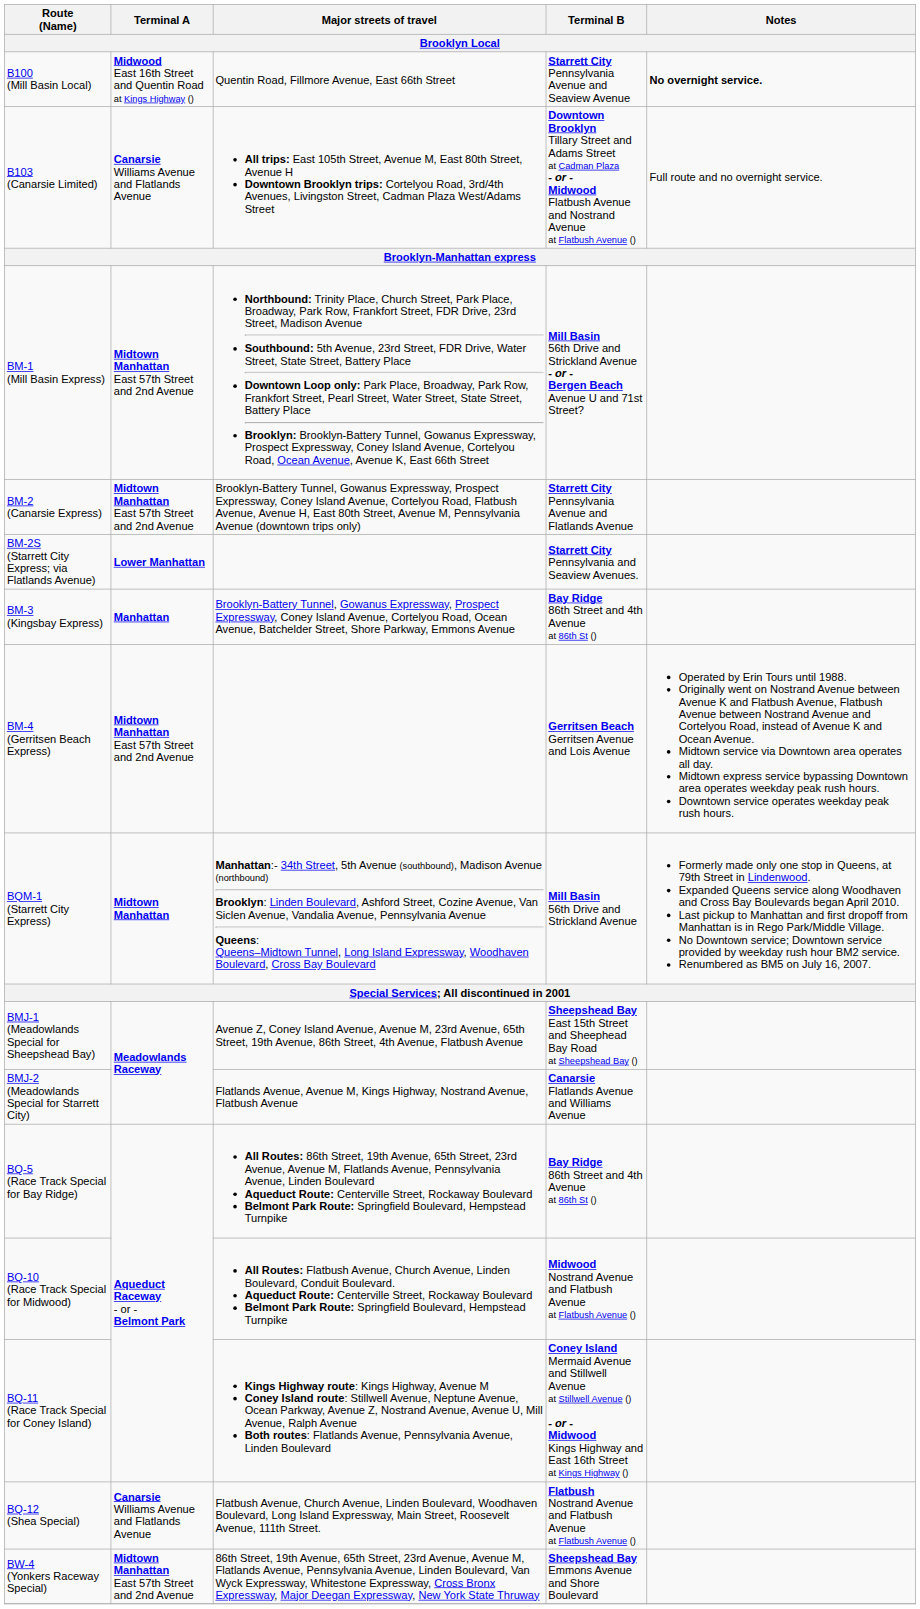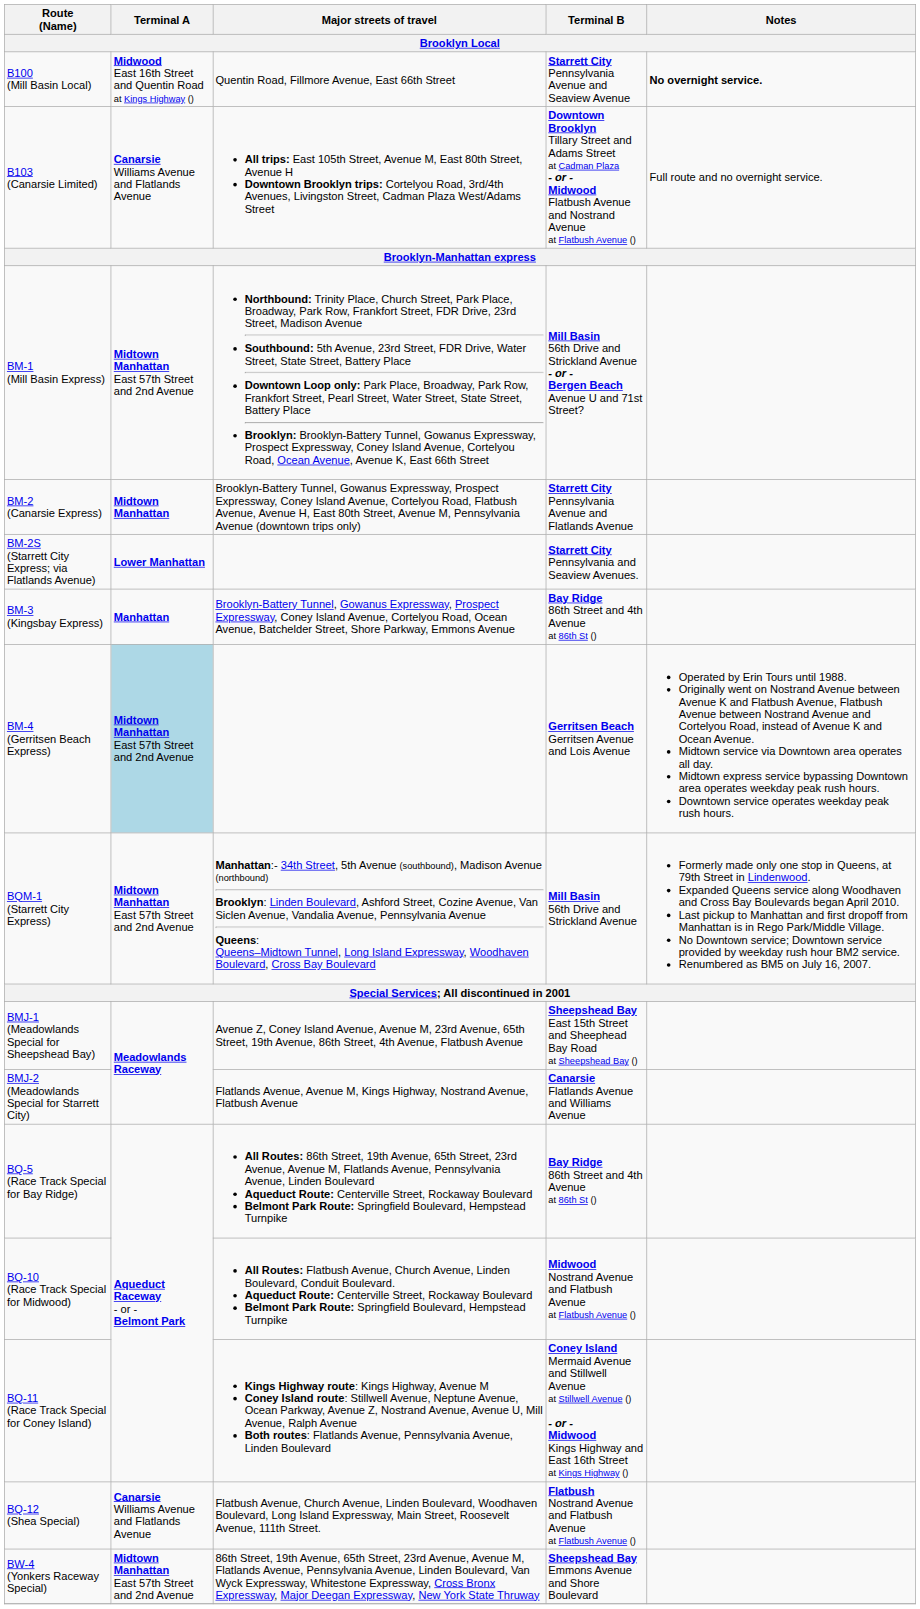(154, 507) Midtown Manhattan East 57th Street and 2nd Avenue -> (142, 507) Midtown Manhattan
(154, 739) no background -> (154, 739) lightblue background
(142, 909) Midtown Manhattan -> (154, 909) Midtown Manhattan East 57th Street and 2nd Avenue
